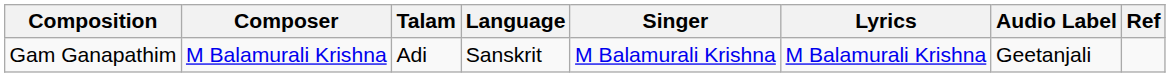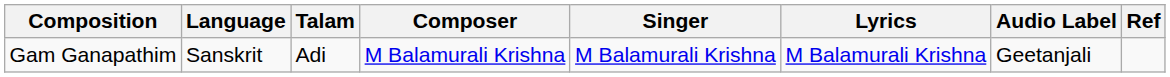columns swapped: (516, 21) <-> (286, 21)
